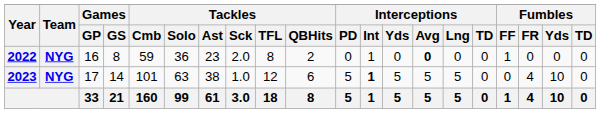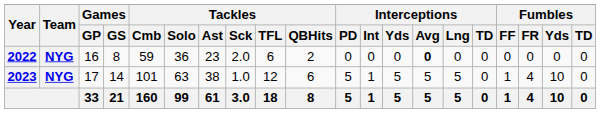(270, 56) 8 -> (270, 56) 6
(371, 56) 1 -> (371, 56) 0
(507, 56) 1 -> (507, 56) 0
(371, 77) bold -> (371, 77) normal
(507, 77) 0 -> (507, 77) 1
